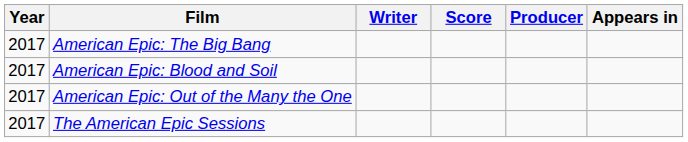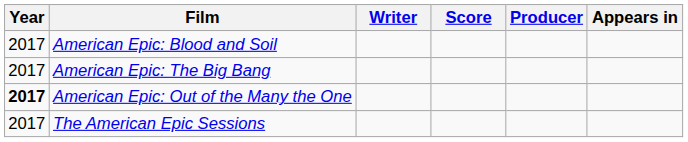rows swapped: (162, 44) <-> (165, 70)
(27, 96) normal -> (27, 96) bold
